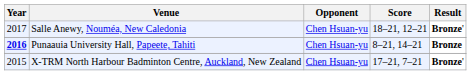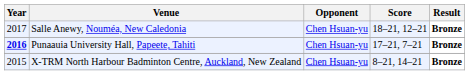(448, 29) Bronze' -> (447, 29) Bronze
(397, 45) 8–21, 14–21 -> (397, 45) 17–21, 7–21
(397, 62) 17–21, 7–21 -> (397, 62) 8–21, 14–21
(448, 62) Bronze' -> (447, 62) Bronze
